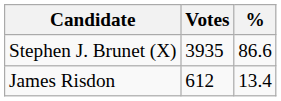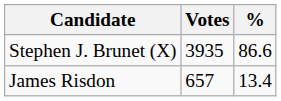(200, 80) 612 -> (200, 80) 657
